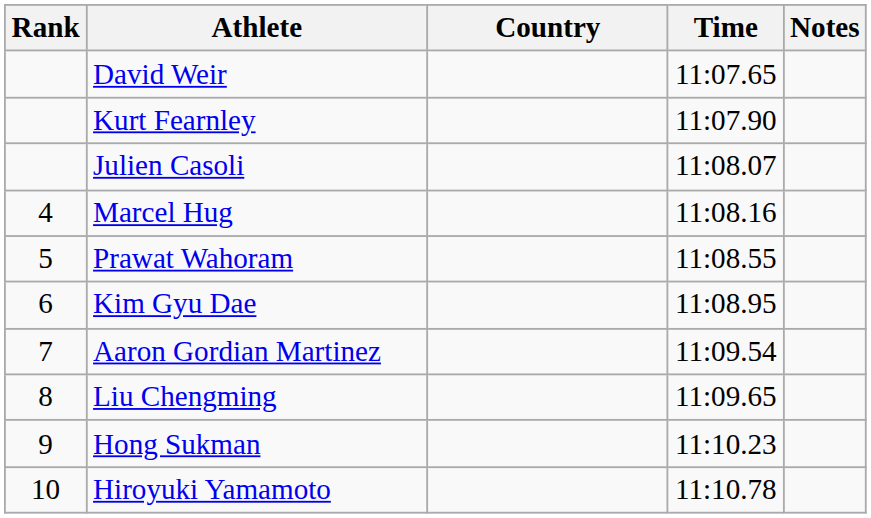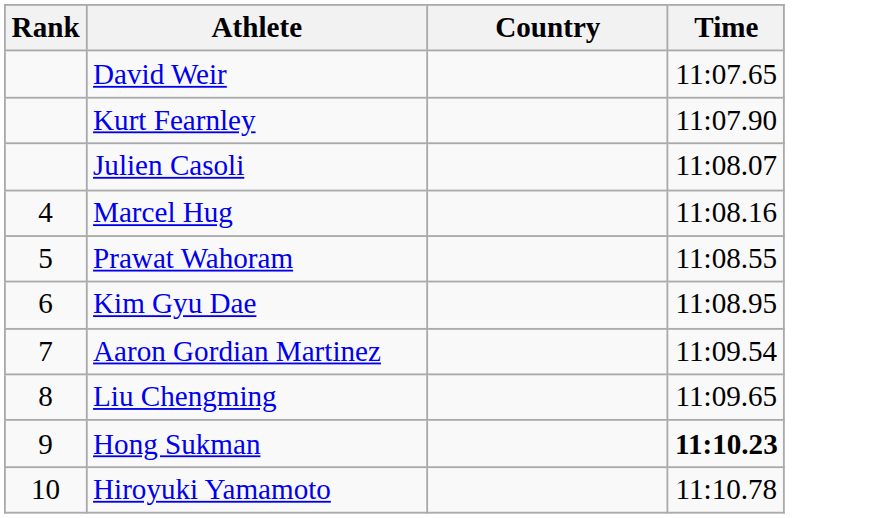- column: (825, 27)
(726, 443) normal -> (726, 443) bold
